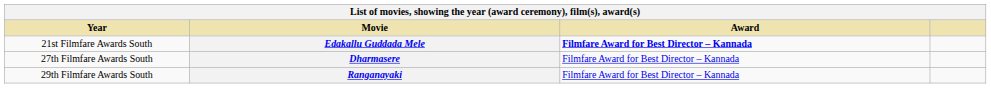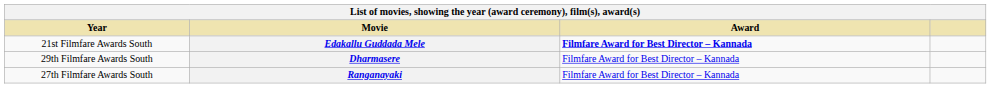(97, 59) 27th Filmfare Awards South -> (97, 59) 29th Filmfare Awards South
(97, 75) 29th Filmfare Awards South -> (97, 75) 27th Filmfare Awards South
